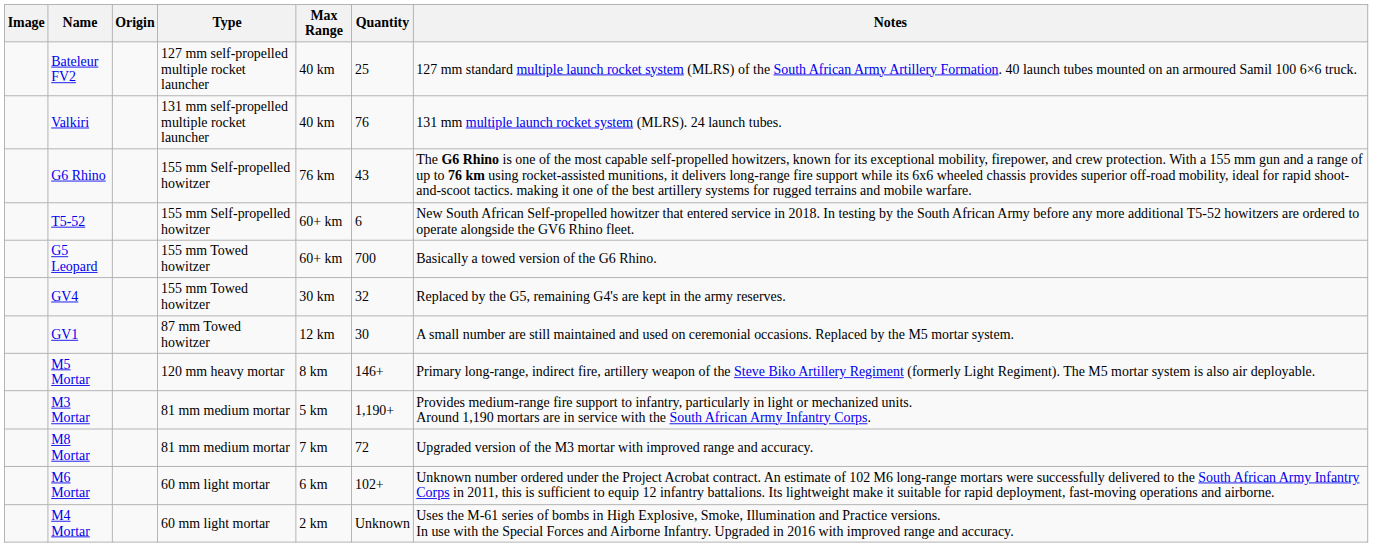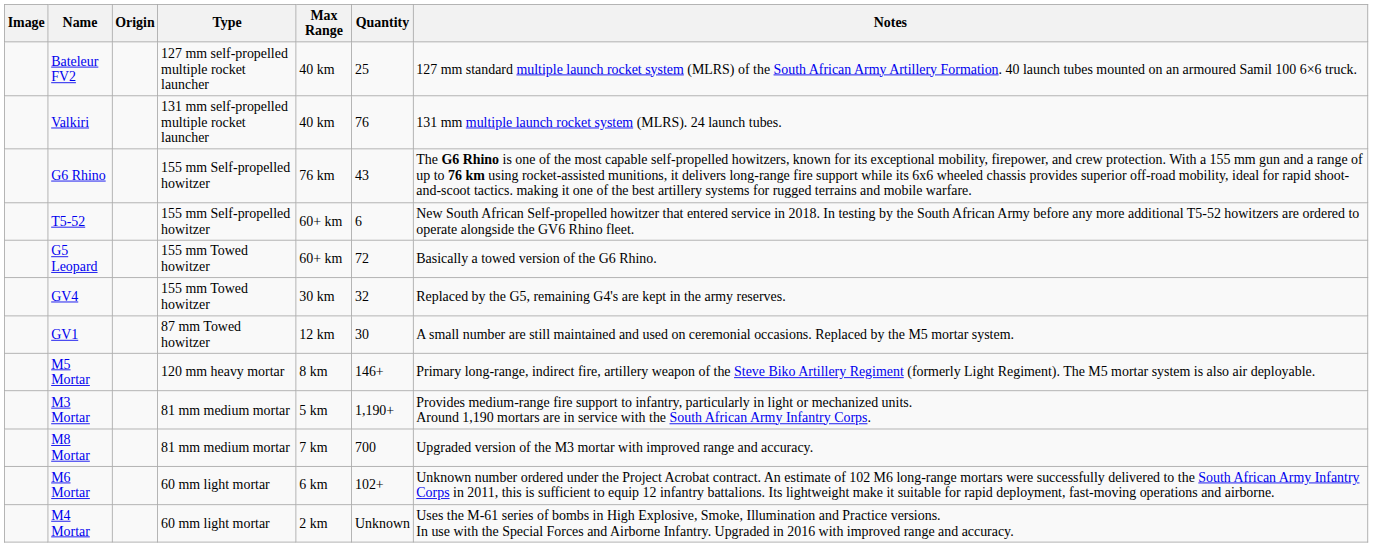(365, 259) 700 -> (362, 259) 72
(362, 447) 72 -> (365, 447) 700
